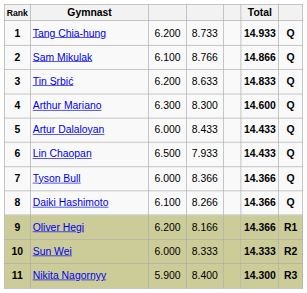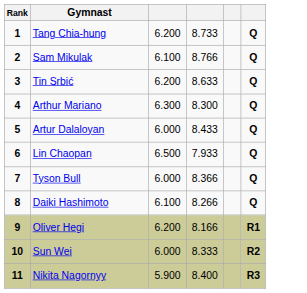- column: (260, 12)
